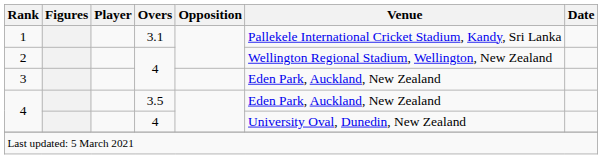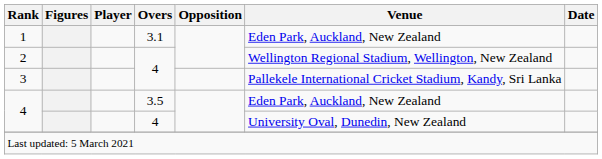(405, 36) Pallekele International Cricket Stadium, Kandy, Sri Lanka -> (344, 36) Eden Park, Auckland, New Zealand
(344, 79) Eden Park, Auckland, New Zealand -> (405, 79) Pallekele International Cricket Stadium, Kandy, Sri Lanka
